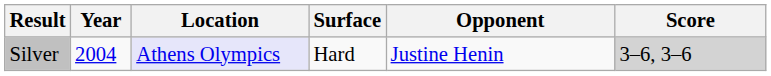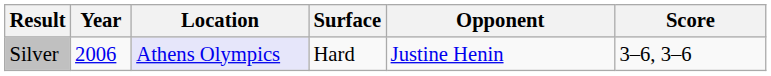(96, 53) 2004 -> (96, 53) 2006
(656, 53) lightgrey background -> (656, 53) no background
